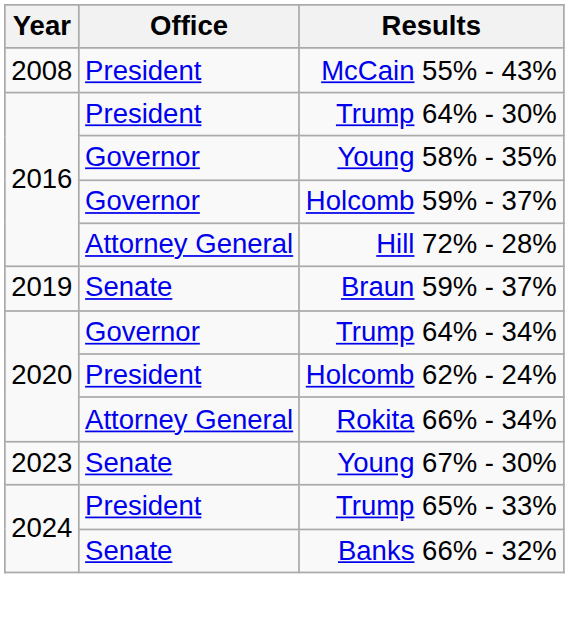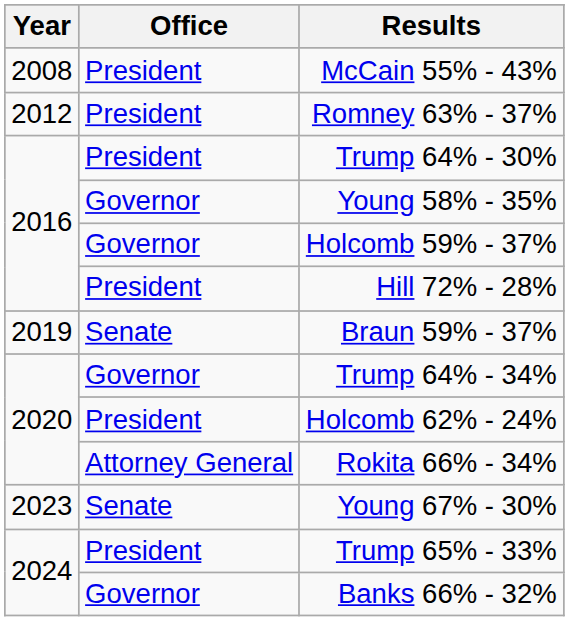+ row: (434, 113)
(189, 244) Attorney General -> (143, 288) President
(129, 550) Senate -> (142, 593) Governor
